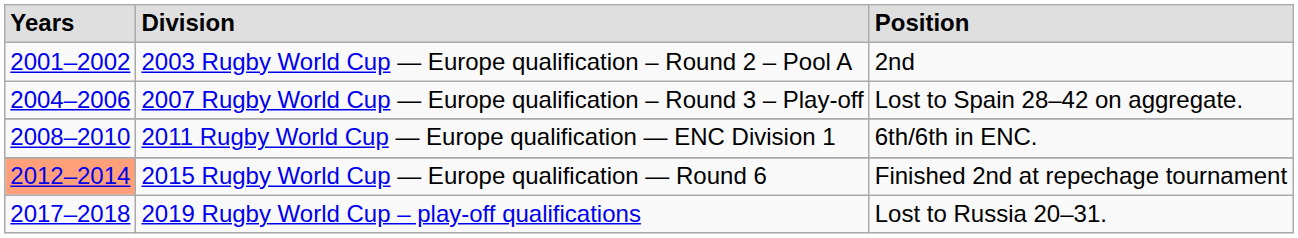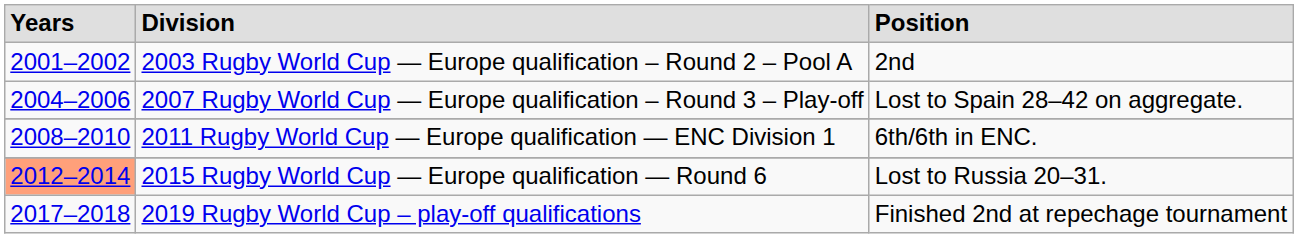(1081, 175) Finished 2nd at repechage tournament -> (991, 175) Lost to Russia 20–31.
(991, 213) Lost to Russia 20–31. -> (1081, 213) Finished 2nd at repechage tournament
